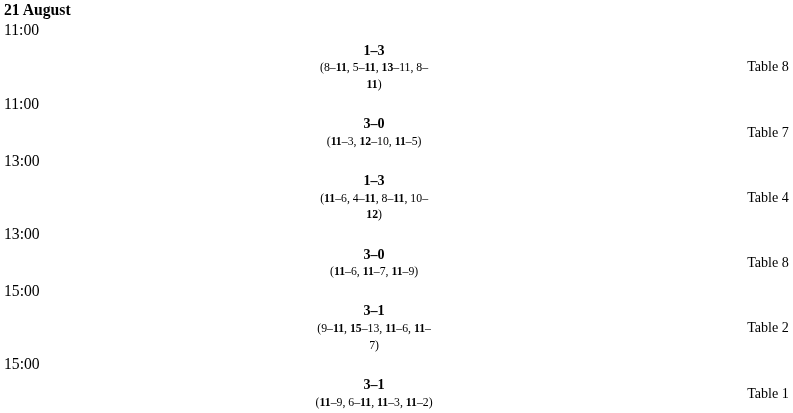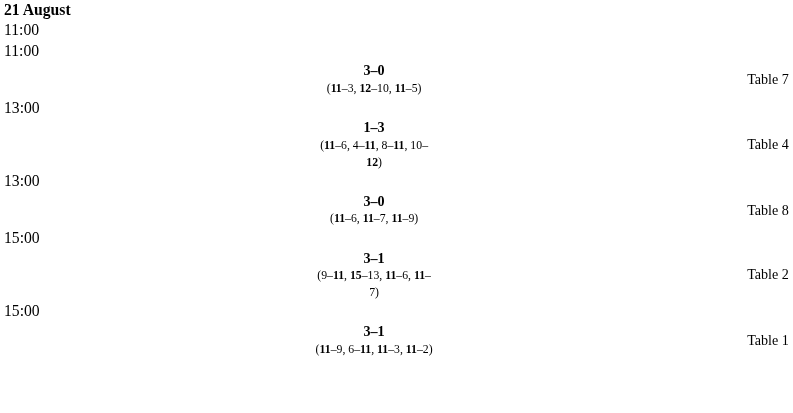- row: (157, 67)
